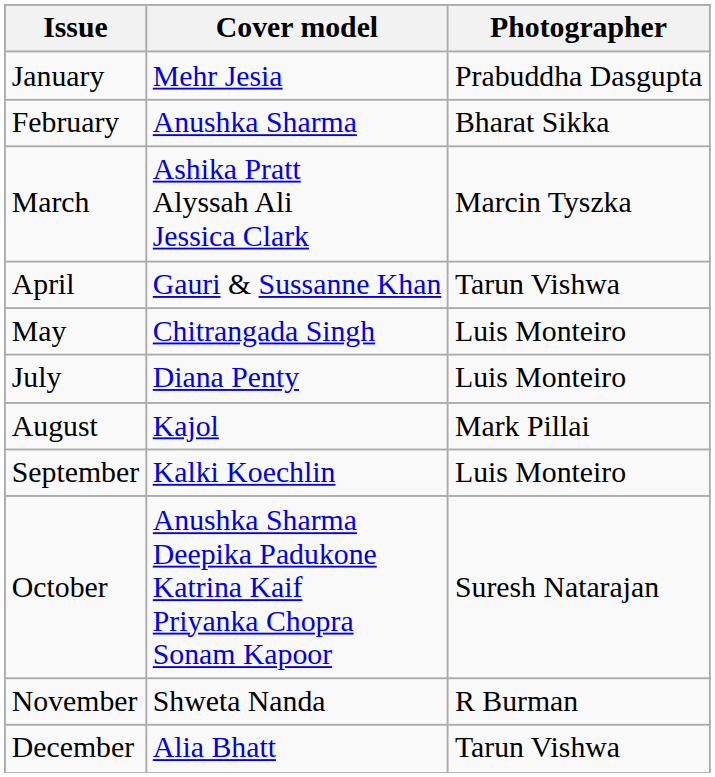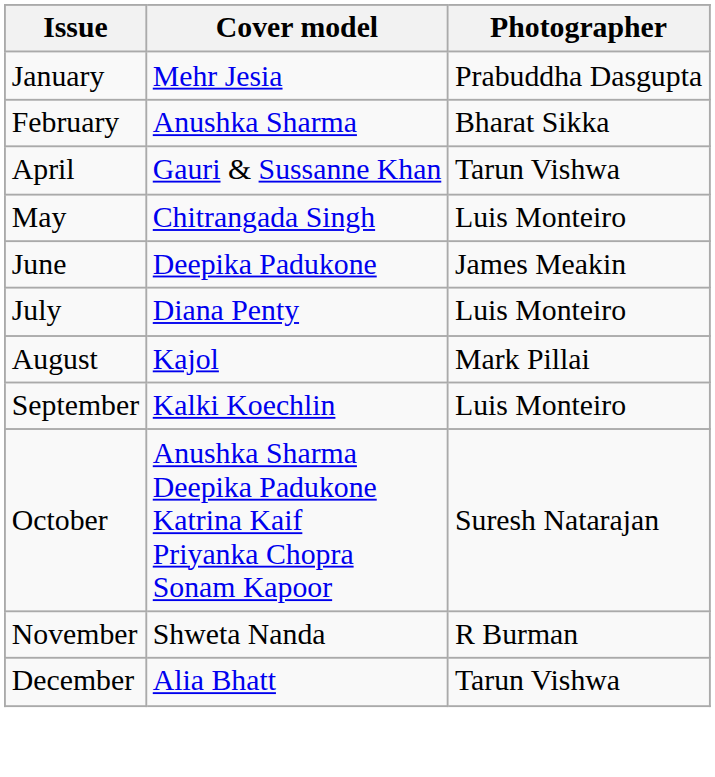- row: (51, 203)
+ row: (39, 264)
